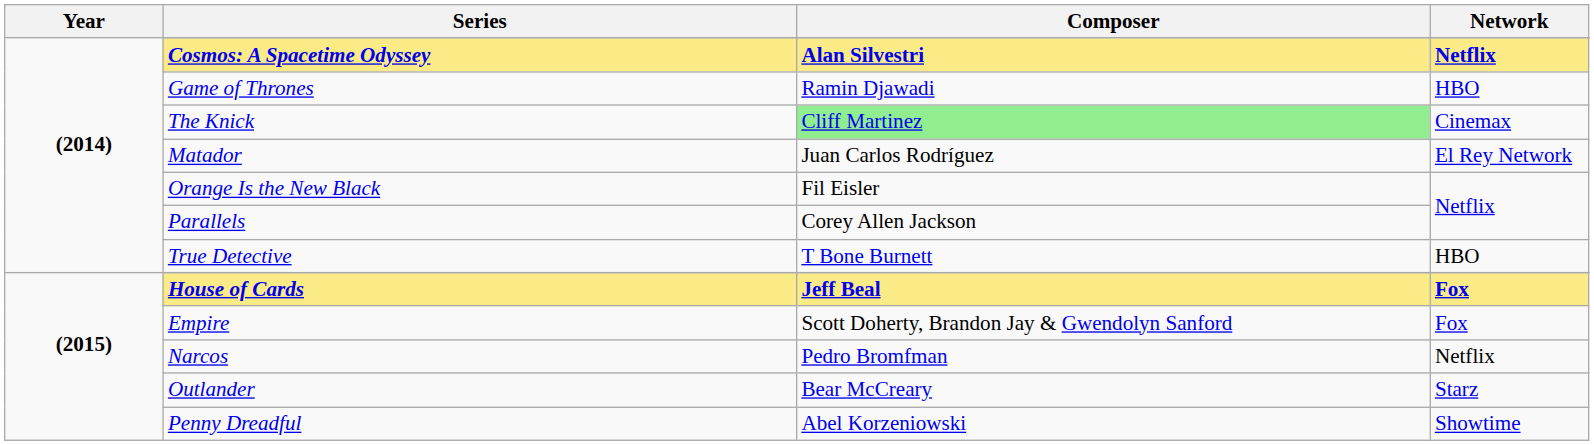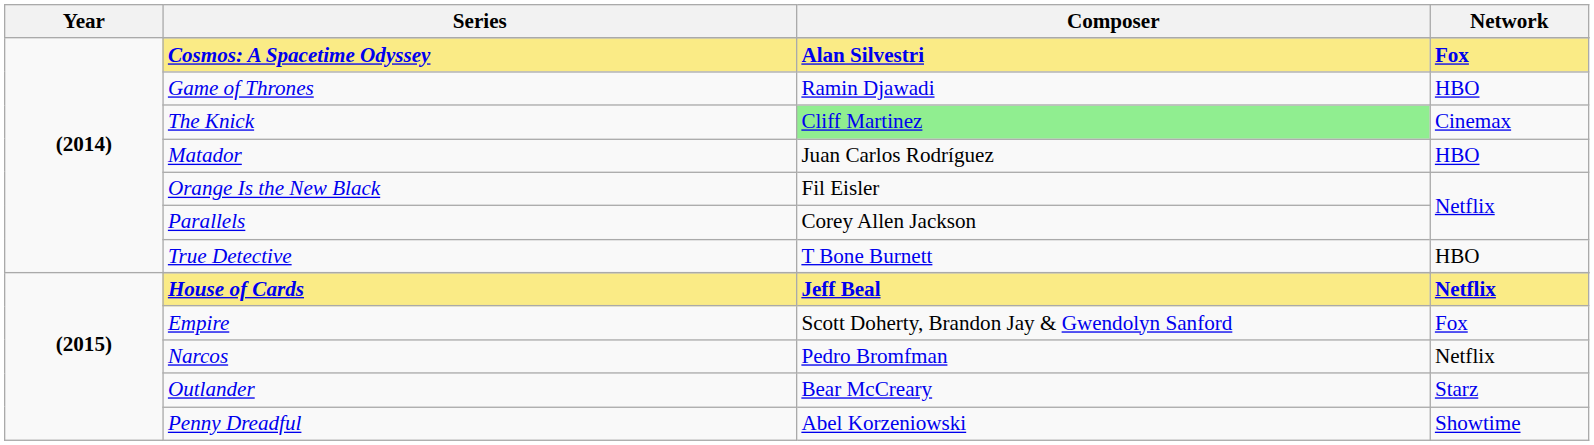(1465, 54) Netflix -> (1452, 54) Fox
(1504, 155) El Rey Network -> (1457, 155) HBO
(1452, 289) Fox -> (1465, 289) Netflix
